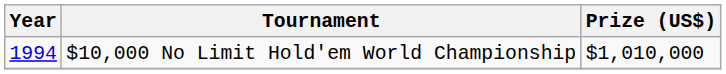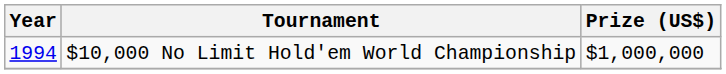(645, 53) $1,010,000 -> (645, 53) $1,000,000
